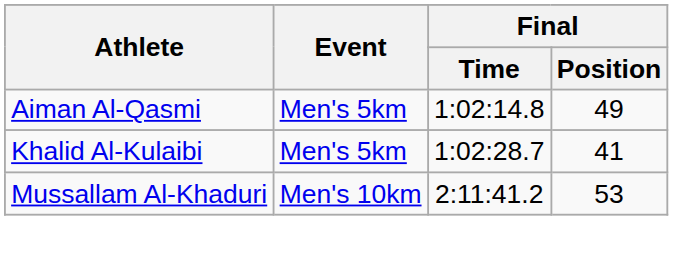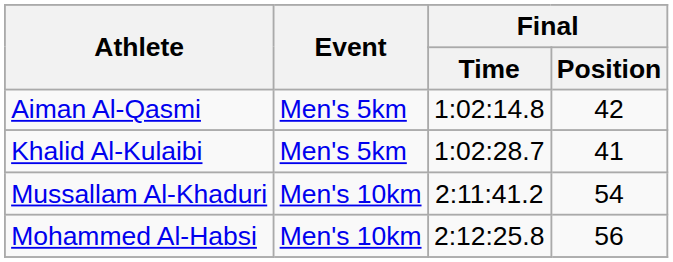(609, 110) 49 -> (609, 110) 42
(609, 194) 53 -> (609, 194) 54
+ row: (134, 236)
